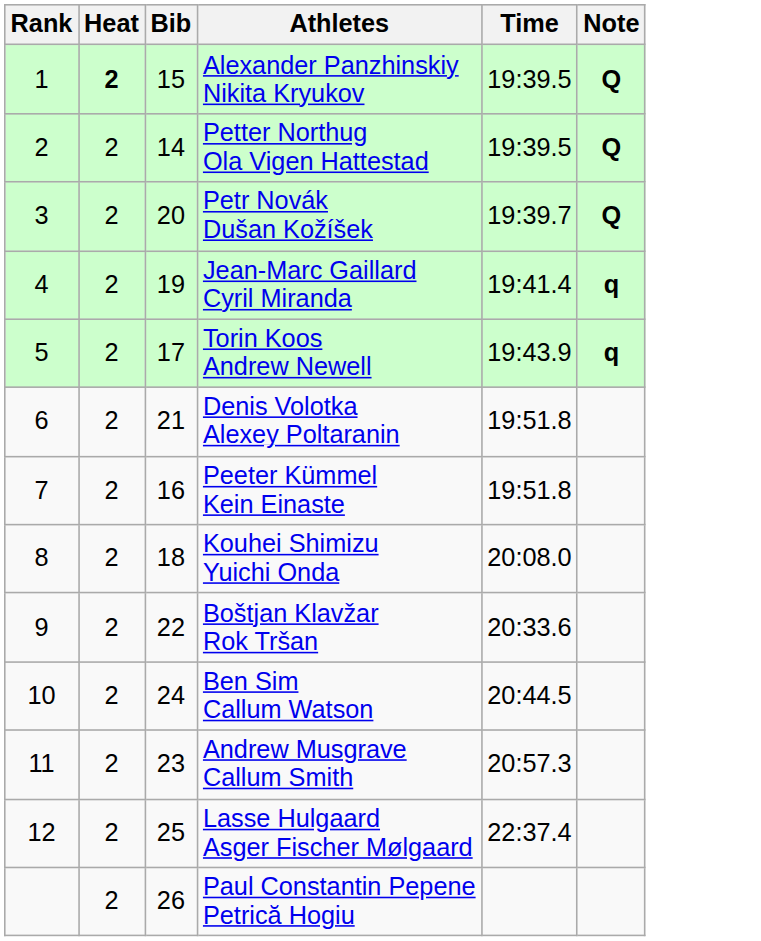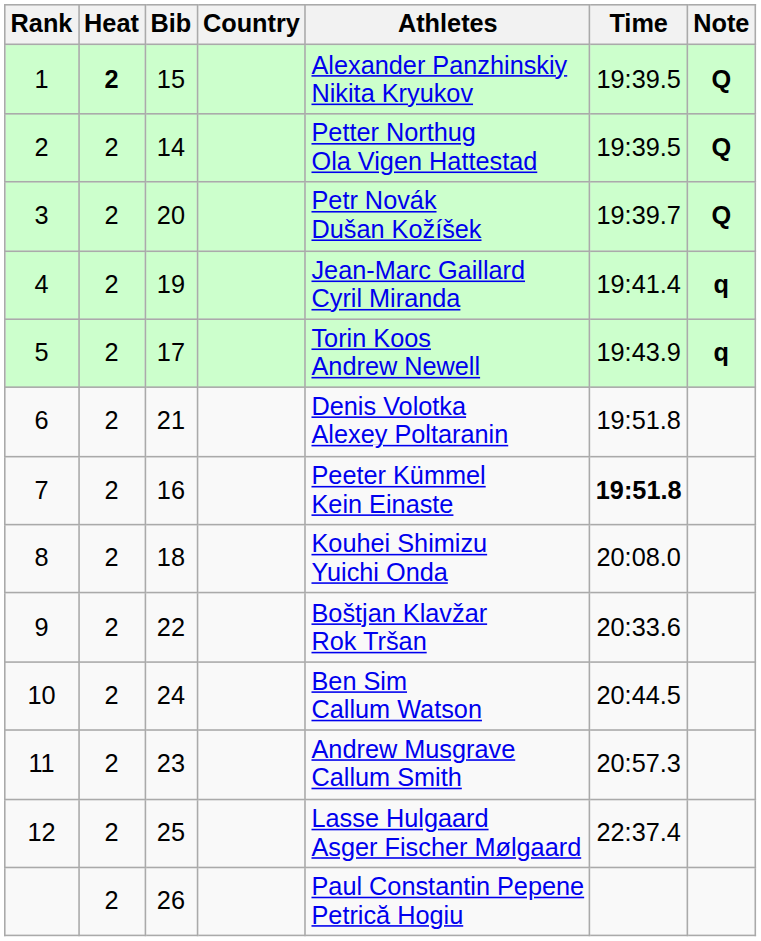+ column: (251, 24)
(529, 490) normal -> (639, 490) bold
